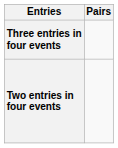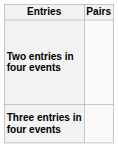rows swapped: (44, 39) <-> (40, 101)
